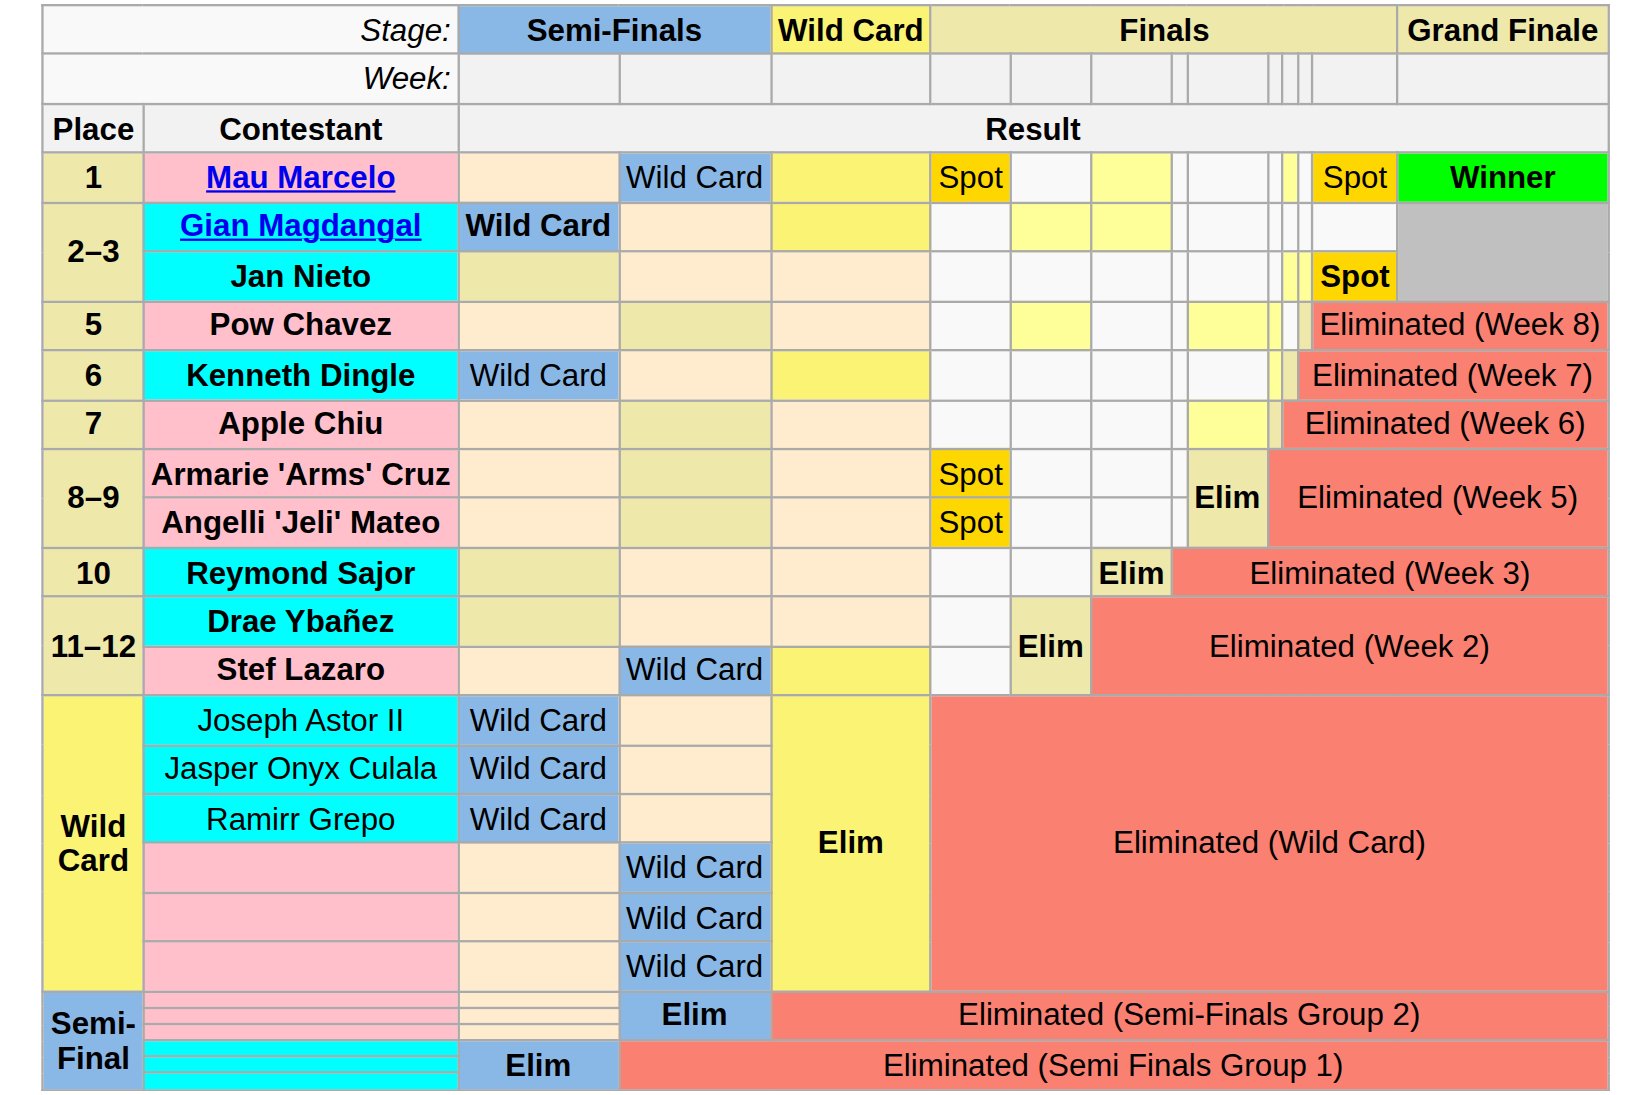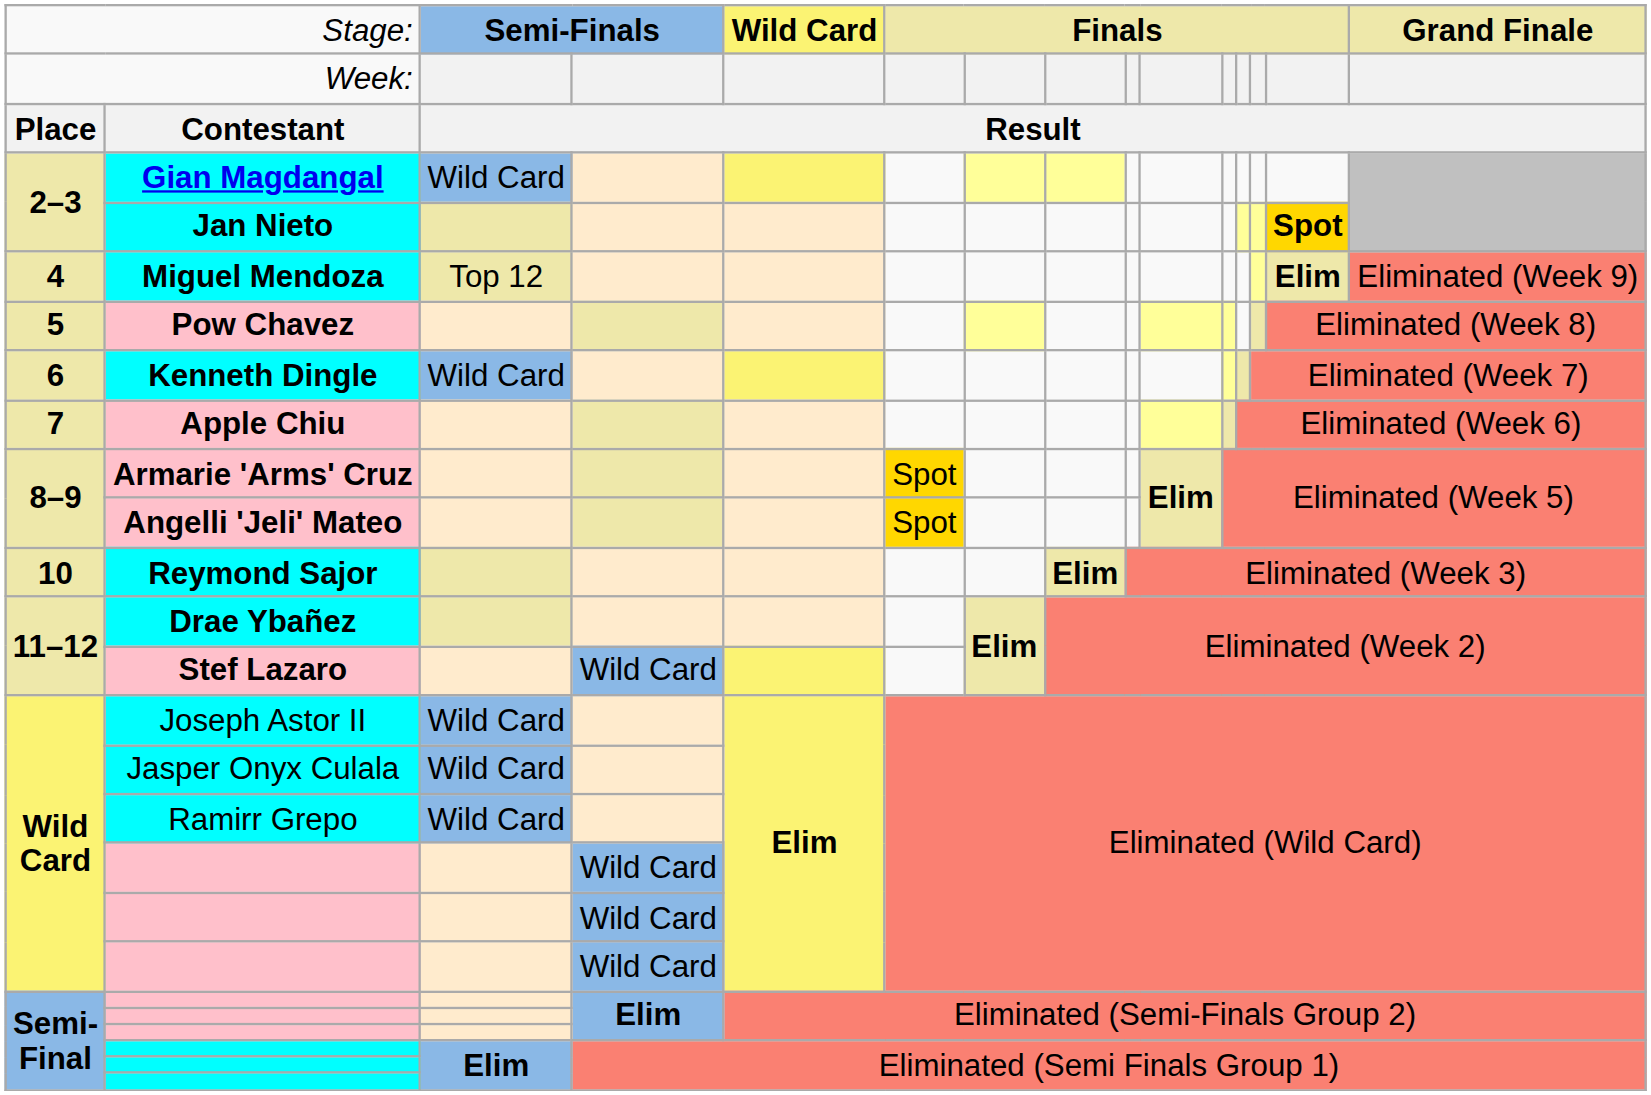- row: (301, 177)
(538, 227) bold -> (496, 177) normal
+ row: (263, 276)
